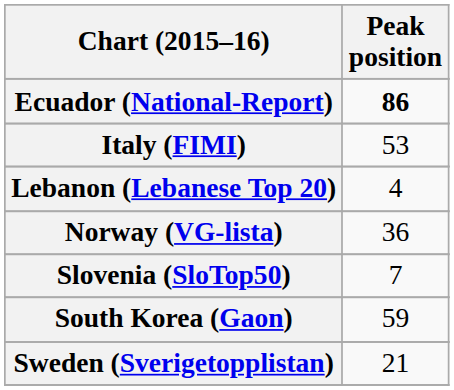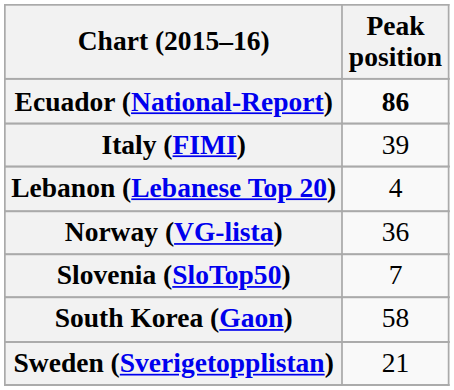(396, 144) 53 -> (396, 144) 39
(396, 319) 59 -> (396, 319) 58
